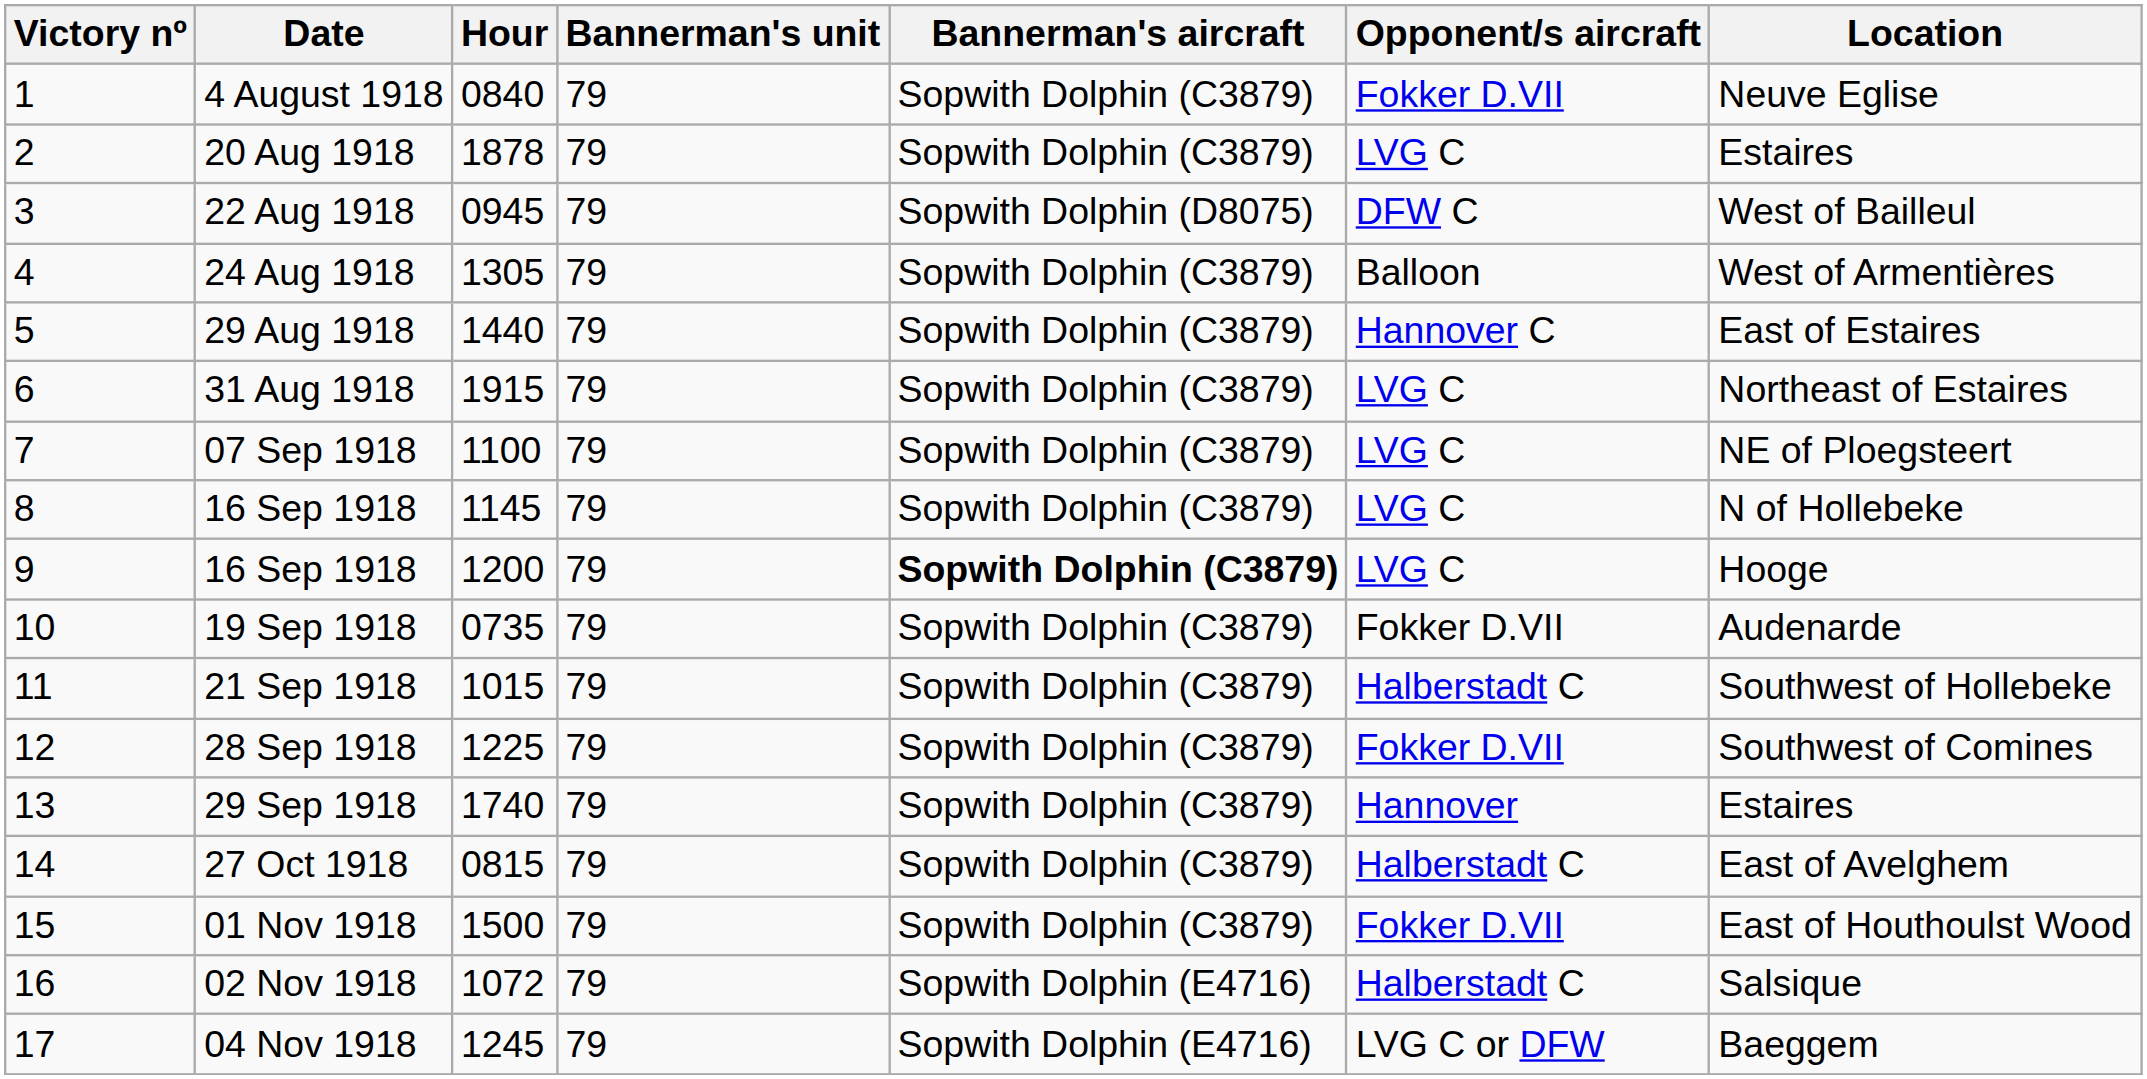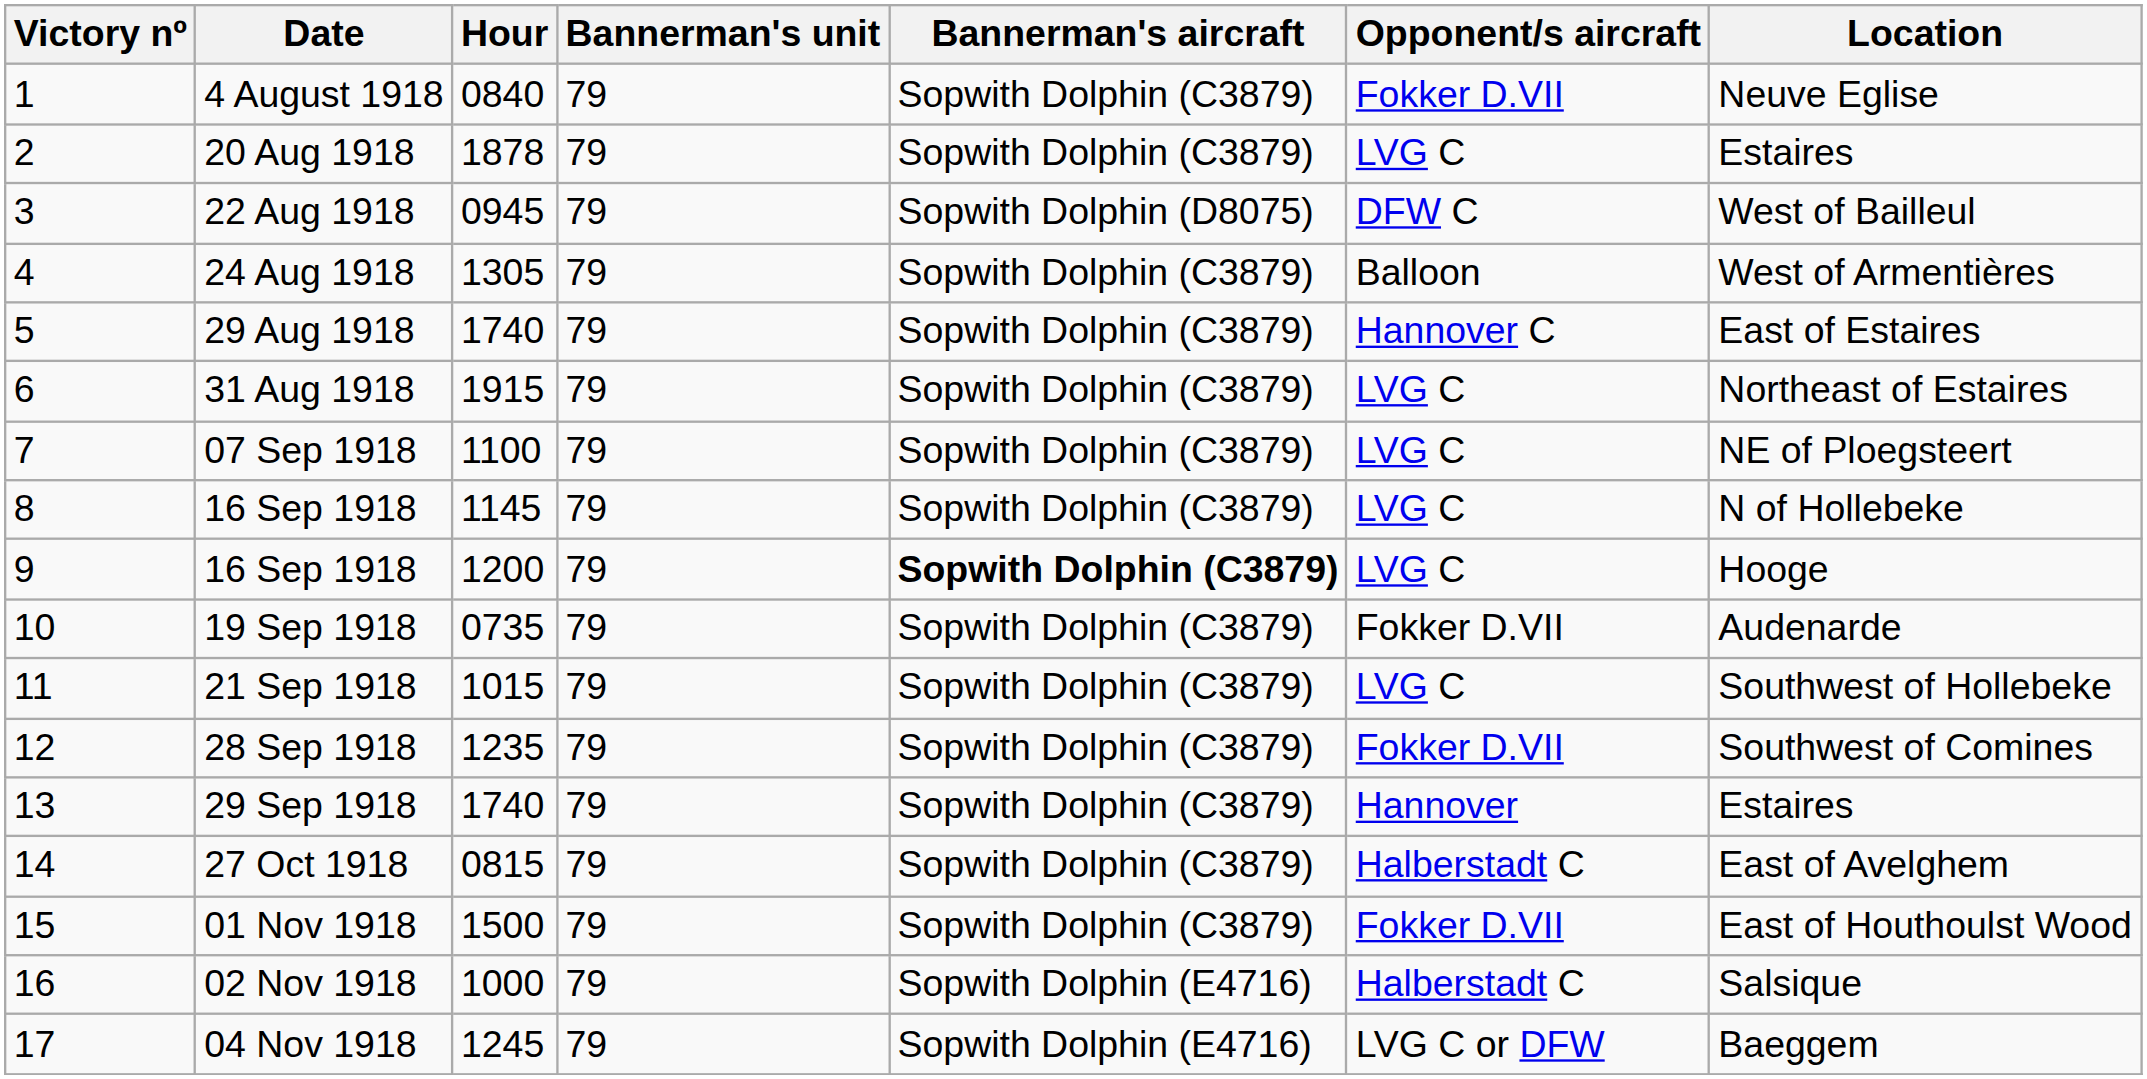(503, 331) 1440 -> (503, 331) 1740
(1470, 687) Halberstadt C -> (1411, 687) LVG C
(503, 746) 1225 -> (503, 746) 1235
(503, 984) 1072 -> (503, 984) 1000
